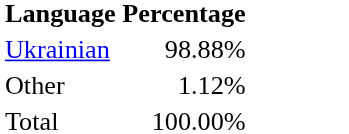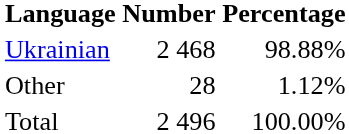+ column: (169, 13)
